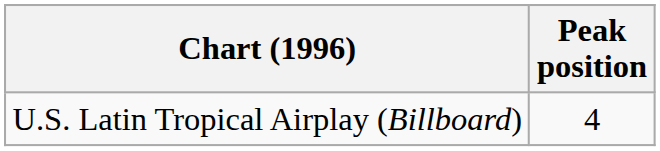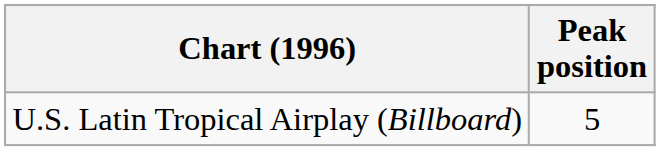(592, 118) 4 -> (592, 118) 5
